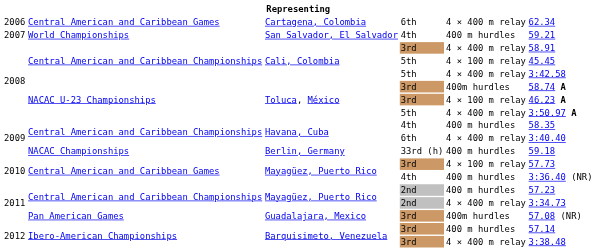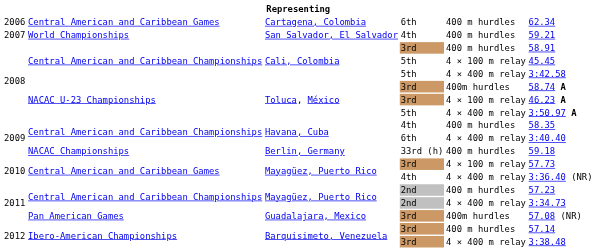(486, 22) 4 × 400 m relay -> (481, 22) 400 m hurdles
(486, 48) 4 × 400 m relay -> (481, 48) 400 m hurdles
(481, 177) 400 m hurdles -> (486, 177) 4 × 400 m relay
